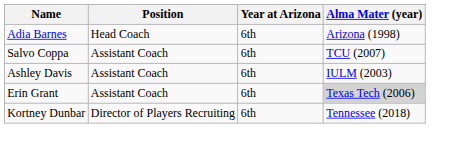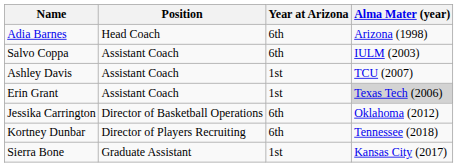(356, 54) TCU (2007) -> (387, 54) IULM (2003)
(248, 73) 6th -> (276, 73) 1st
(359, 73) IULM (2003) -> (384, 73) TCU (2007)
(248, 93) 6th -> (276, 93) 1st
+ row: (52, 113)
+ row: (36, 152)
